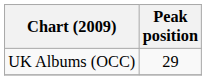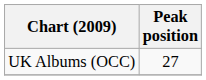(170, 61) 29 -> (170, 61) 27
